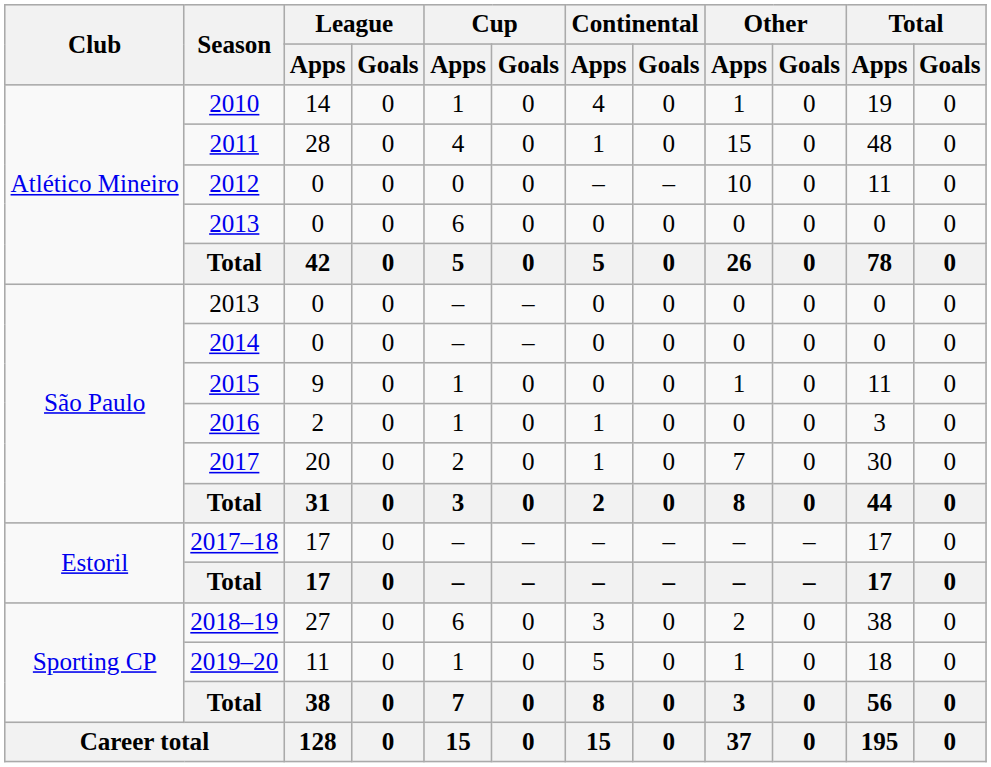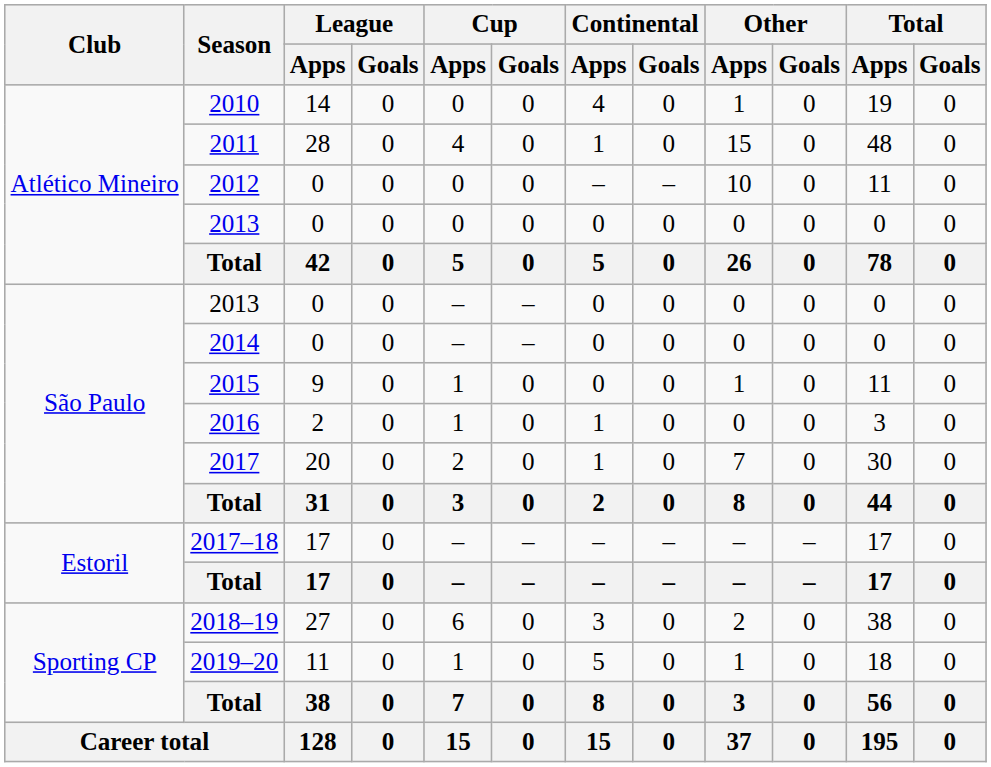(458, 104) 1 -> (458, 104) 0
(458, 223) 6 -> (458, 223) 0
